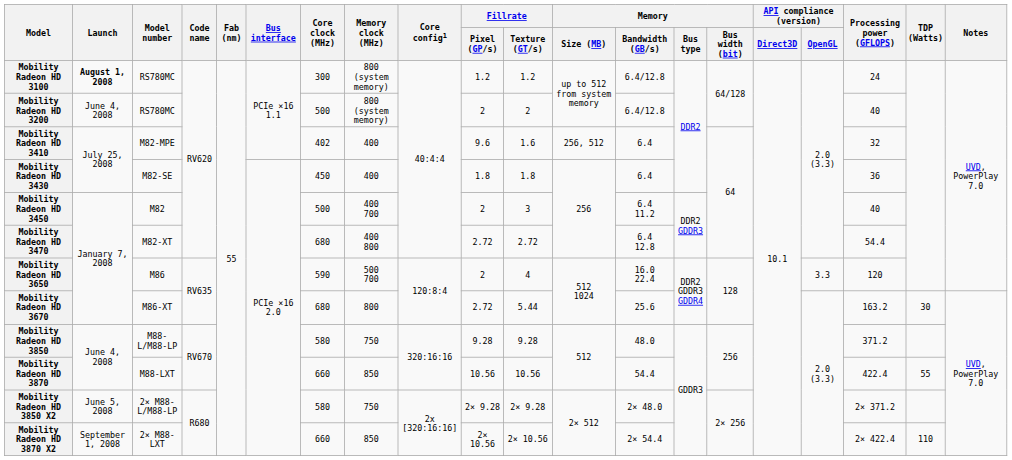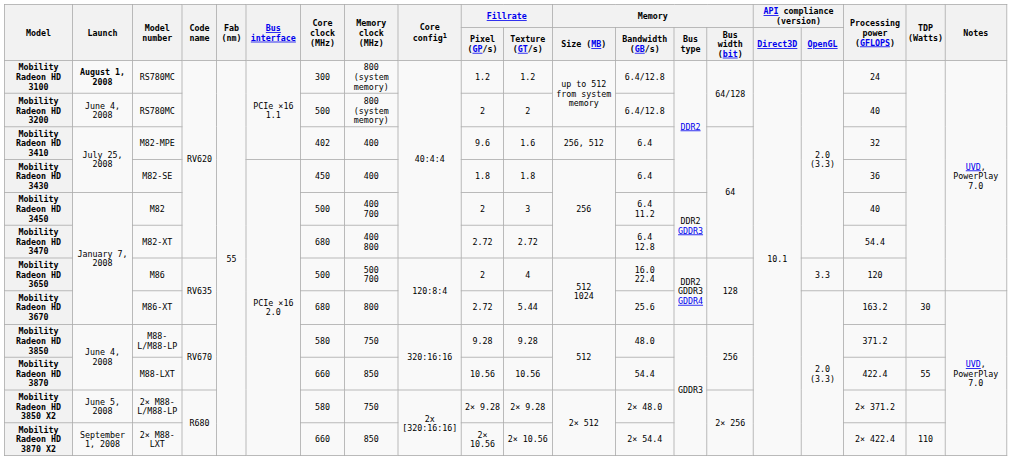(323, 275) 590 -> (323, 275) 500
